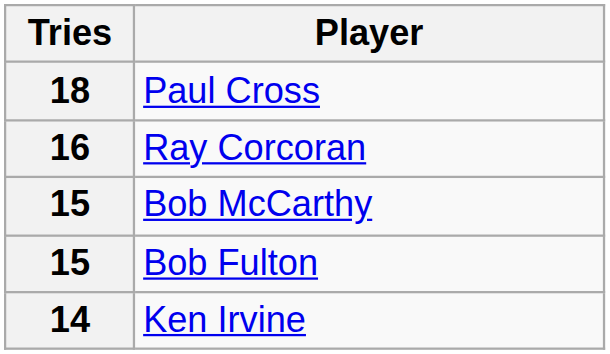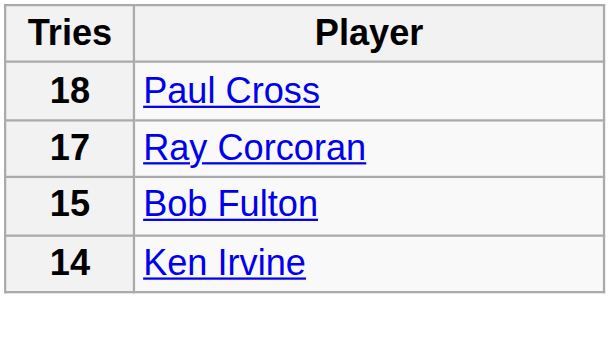(70, 147) 16 -> (70, 147) 17
- row: (258, 205)
